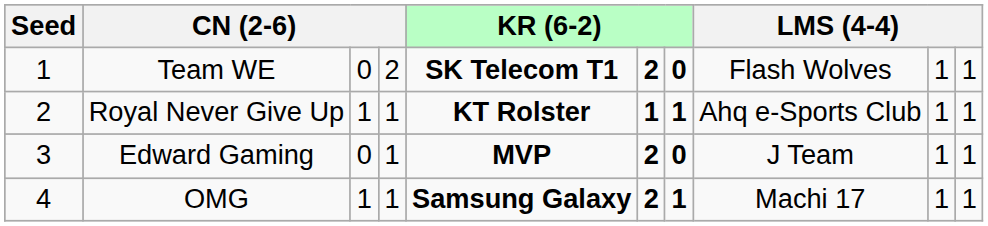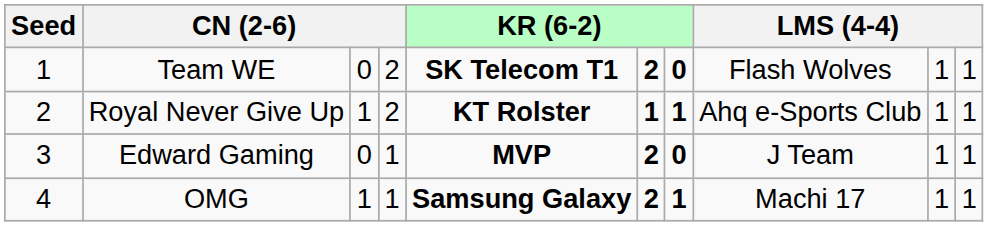(392, 112) 1 -> (392, 112) 2
